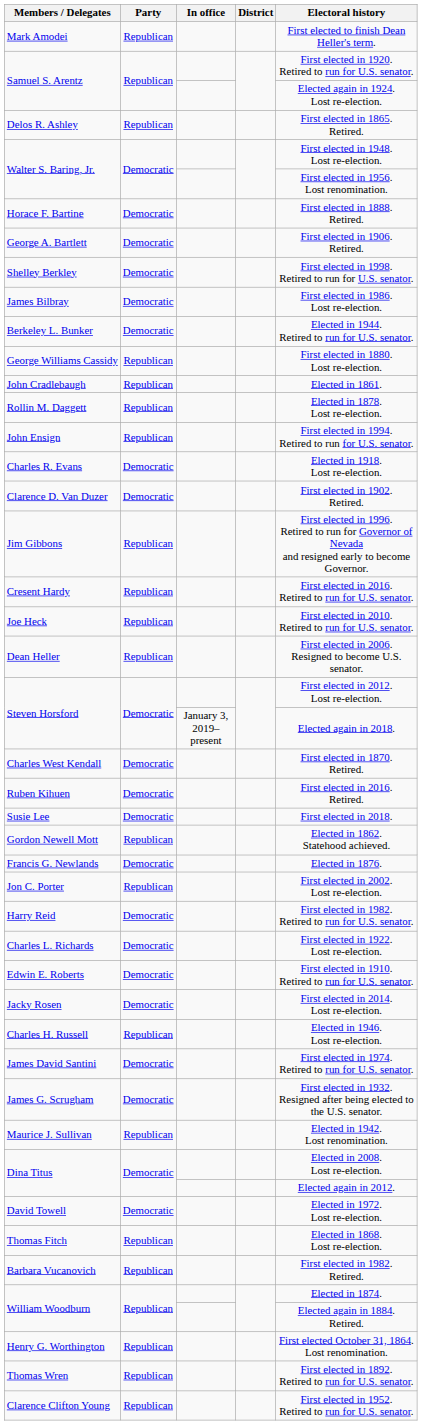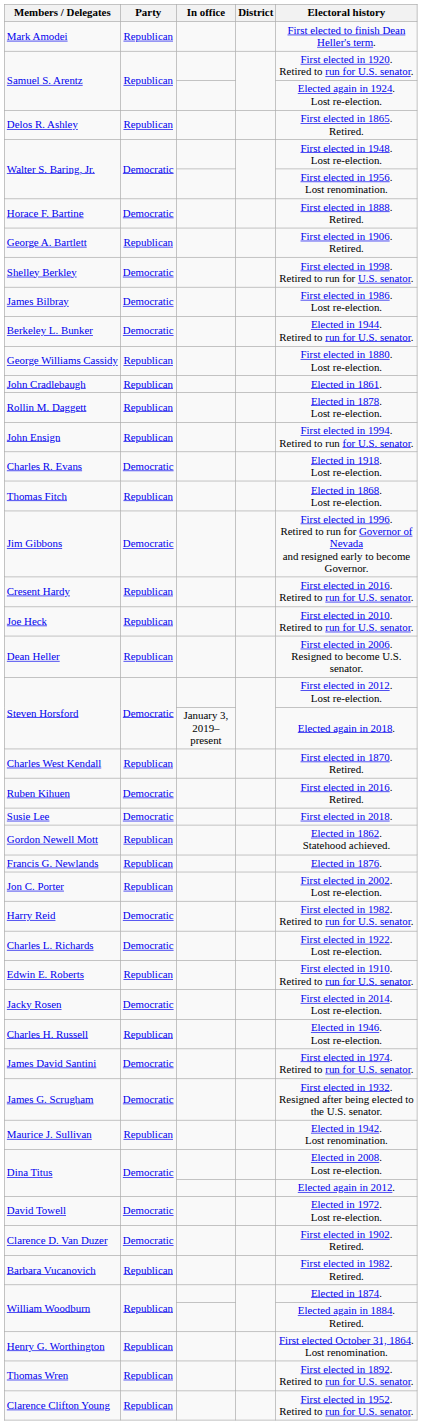(148, 242) Democratic -> (148, 242) Republican
rows swapped: (37, 1240) <-> (57, 496)
(148, 544) Republican -> (148, 544) Democratic
(148, 763) Democratic -> (148, 763) Republican
(148, 863) Democratic -> (148, 863) Republican
(148, 975) Democratic -> (148, 975) Republican
